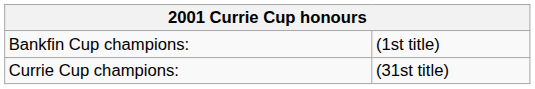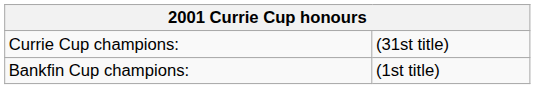rows swapped: (94, 70) <-> (99, 44)
